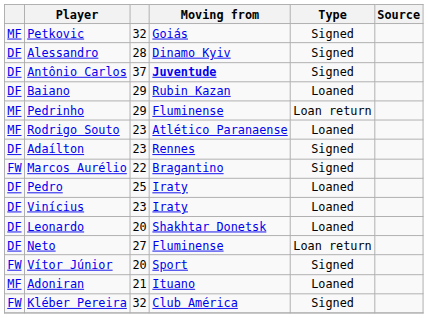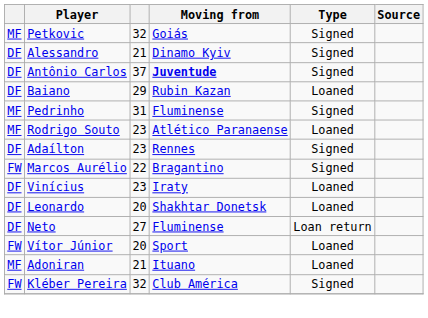(140, 53) 28 -> (140, 53) 21
(140, 110) 29 -> (140, 110) 31
(333, 110) Loan return -> (333, 110) Signed
- row: (45, 188)
(333, 265) Signed -> (333, 245) Loaned
